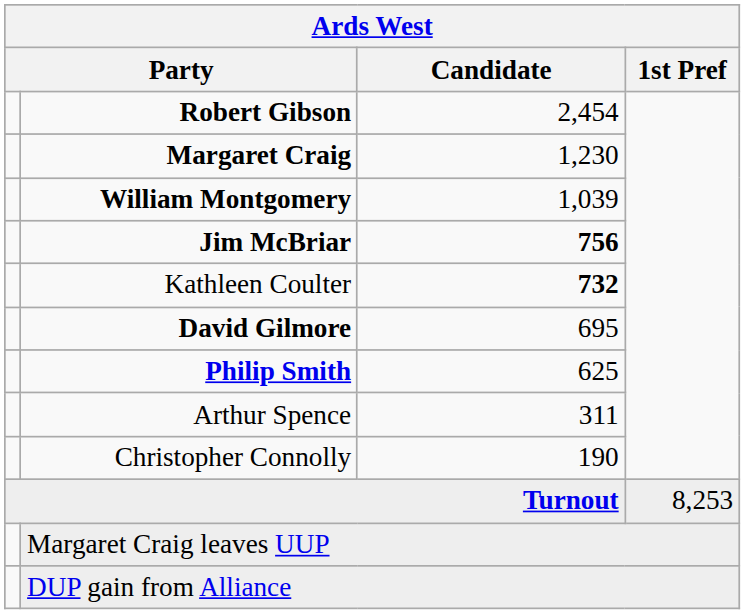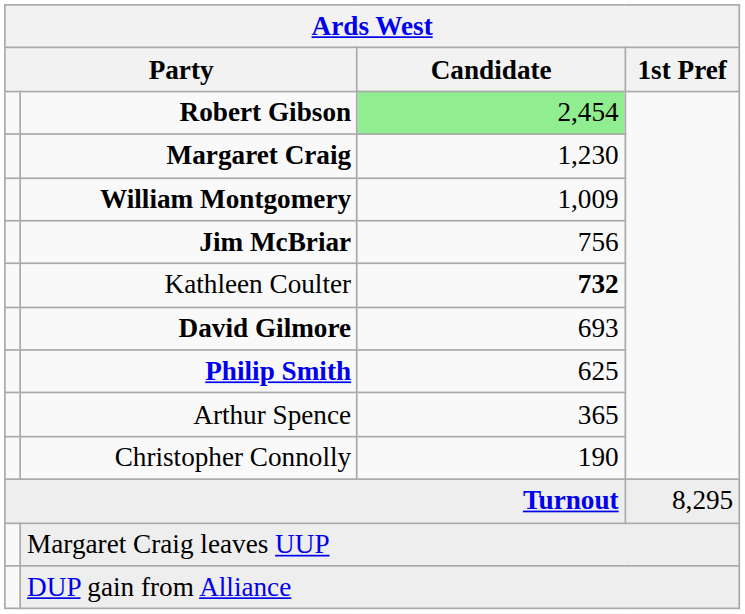(588, 112) no background -> (588, 112) lightgreen background
(588, 198) 1,039 -> (588, 198) 1,009
(598, 241) bold -> (598, 241) normal
(598, 328) 695 -> (598, 328) 693
(599, 414) 311 -> (598, 414) 365
(703, 500) 8,253 -> (703, 500) 8,295
